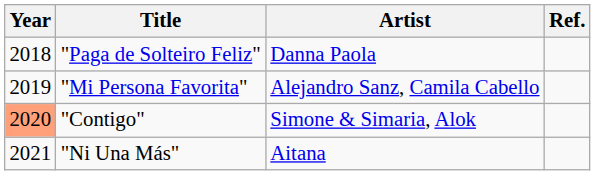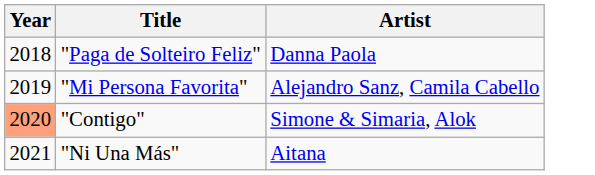- column: (567, 20)
